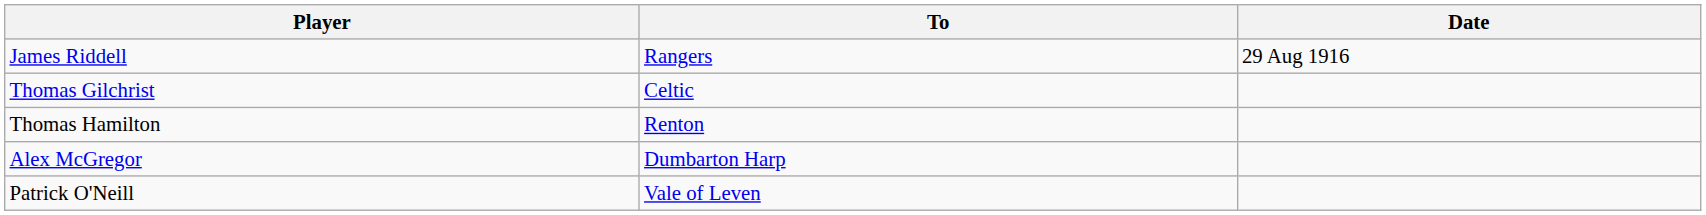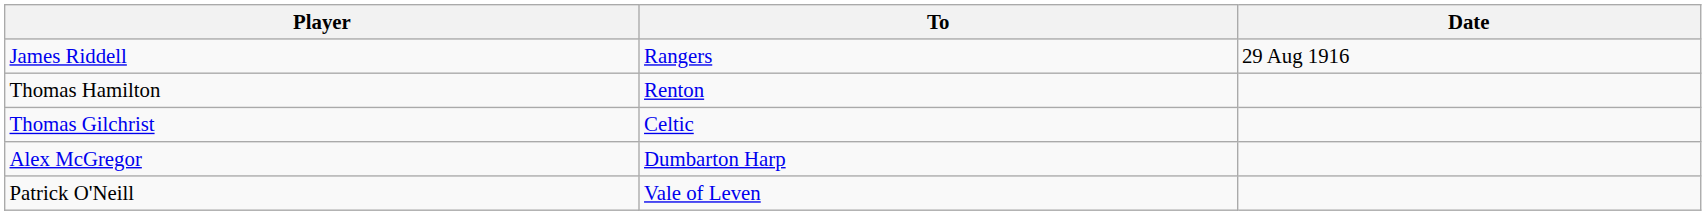rows swapped: (82, 90) <-> (85, 124)
